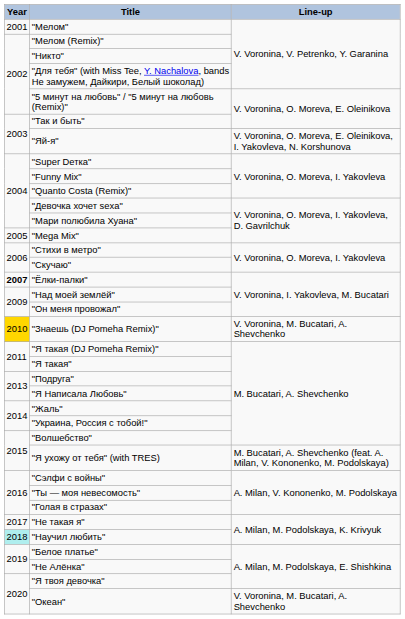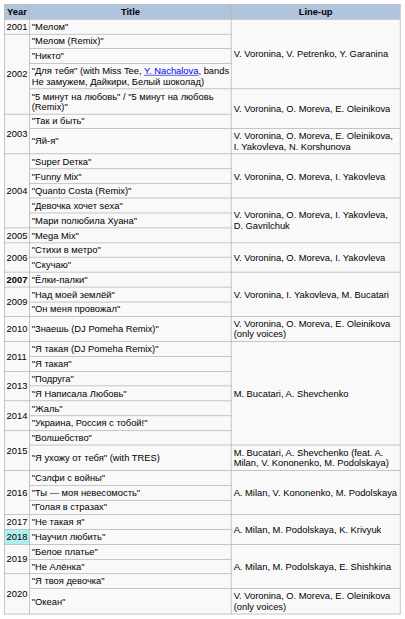(17, 329) gold background -> (17, 329) no background
(290, 329) V. Voronina, M. Bucatari, A. Shevchenko -> (312, 329) V. Voronina, O. Moreva, E. Oleinikova (only voices)
(290, 602) V. Voronina, M. Bucatari, A. Shevchenko -> (312, 602) V. Voronina, O. Moreva, E. Oleinikova (only voices)
